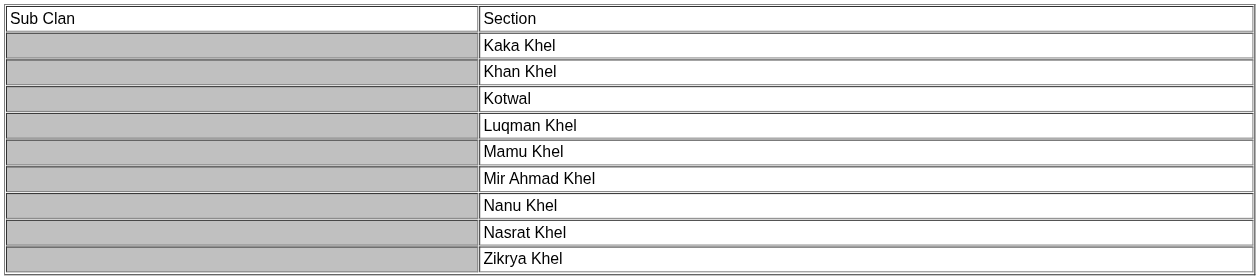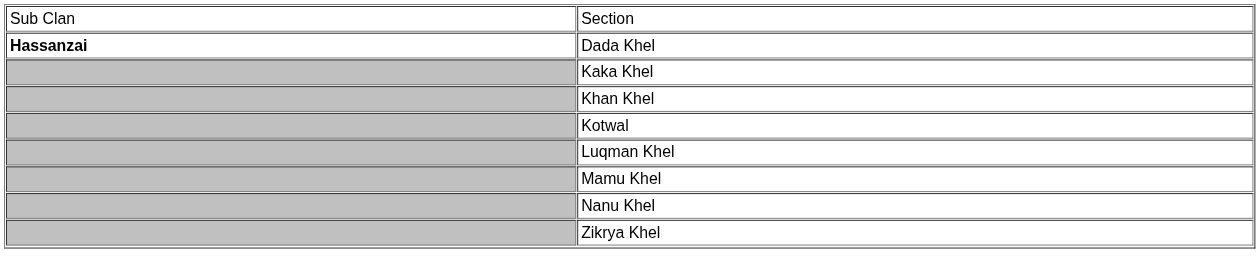+ row: (618, 45)
- row: (539, 179)
- row: (525, 232)
